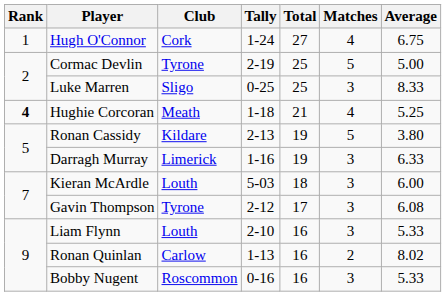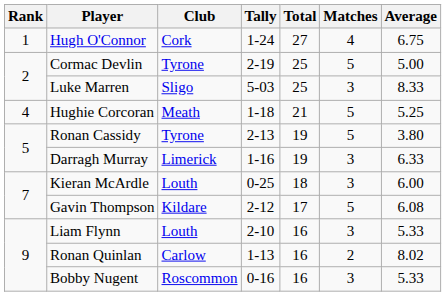(260, 87) 0-25 -> (260, 87) 5-03
(25, 111) bold -> (25, 111) normal
(350, 111) 4 -> (350, 111) 5
(184, 135) Kildare -> (183, 135) Tyrone
(260, 183) 5-03 -> (260, 183) 0-25
(183, 207) Tyrone -> (184, 207) Kildare
(350, 207) 3 -> (350, 207) 5
